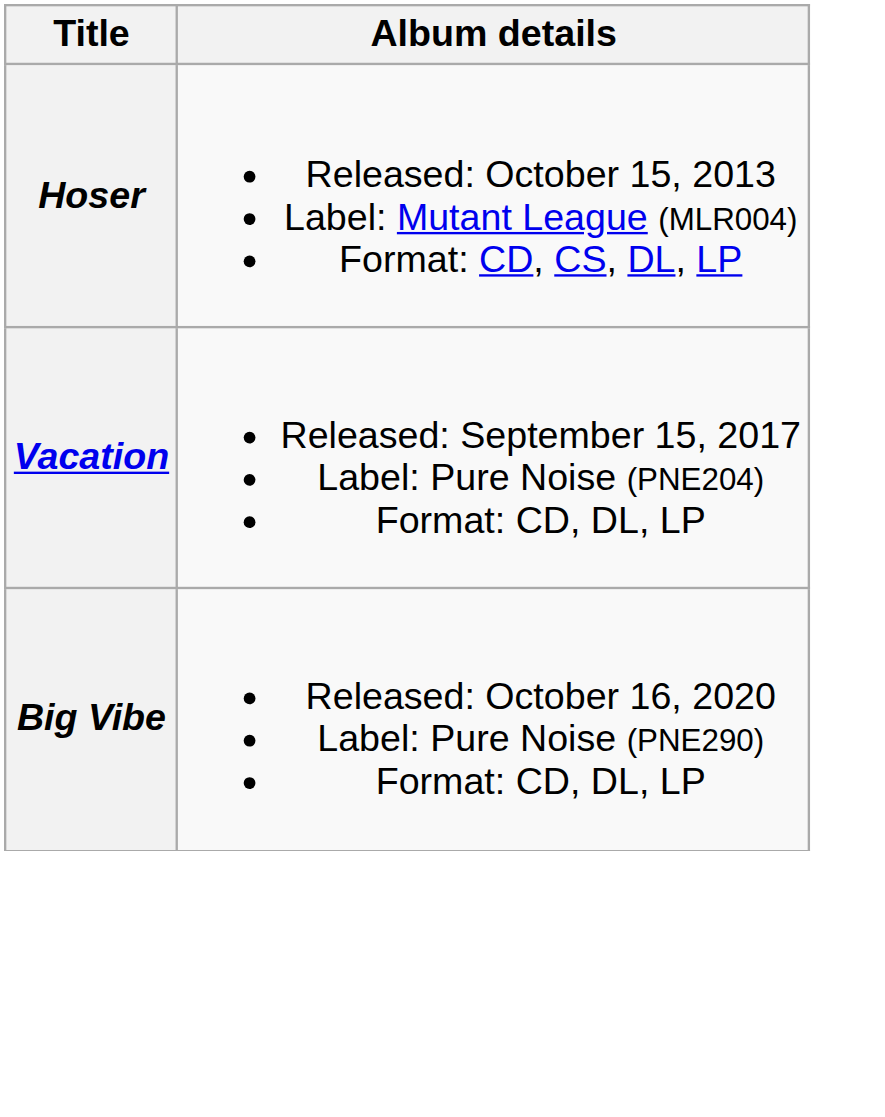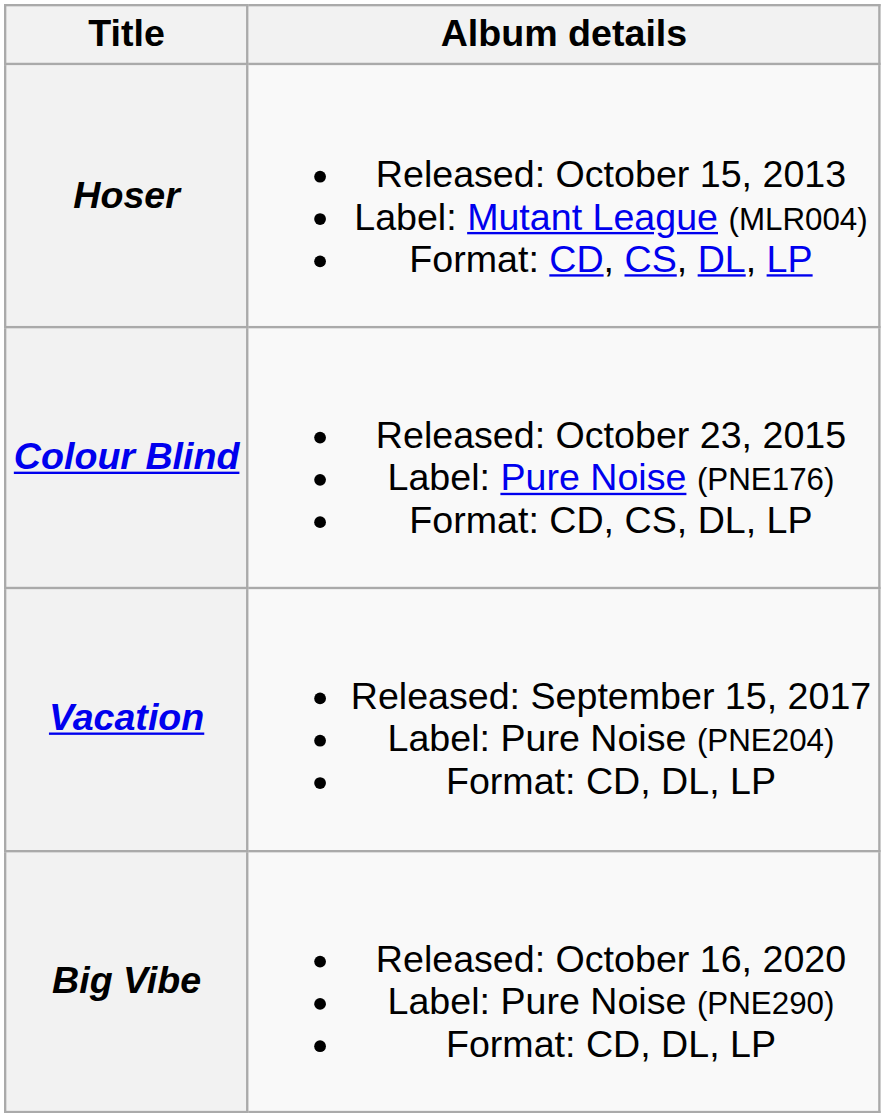+ row: (127, 456)
